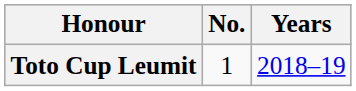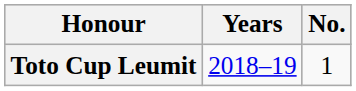columns swapped: (227, 24) <-> (301, 24)
